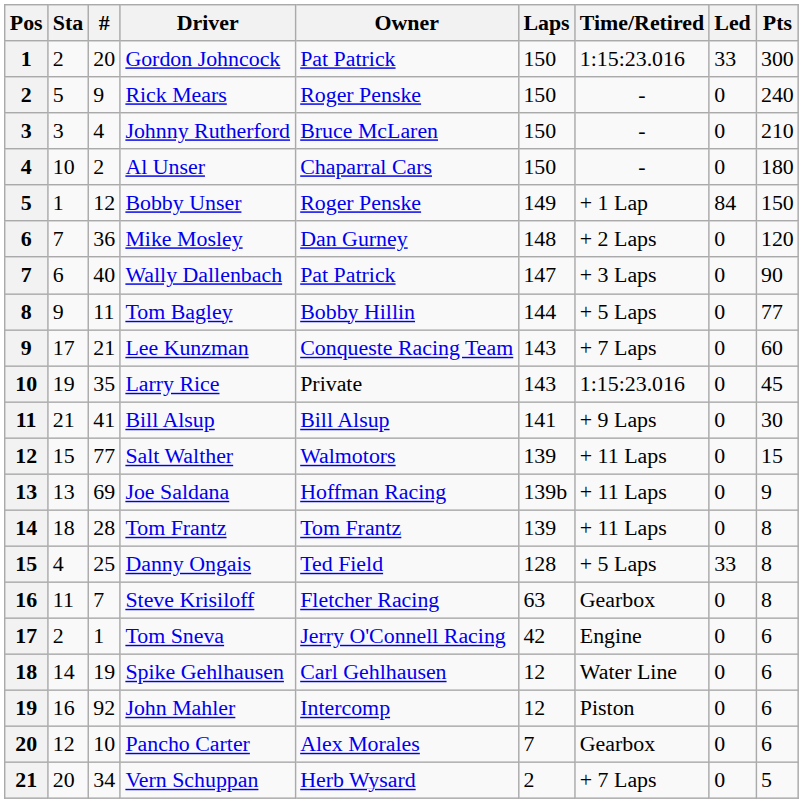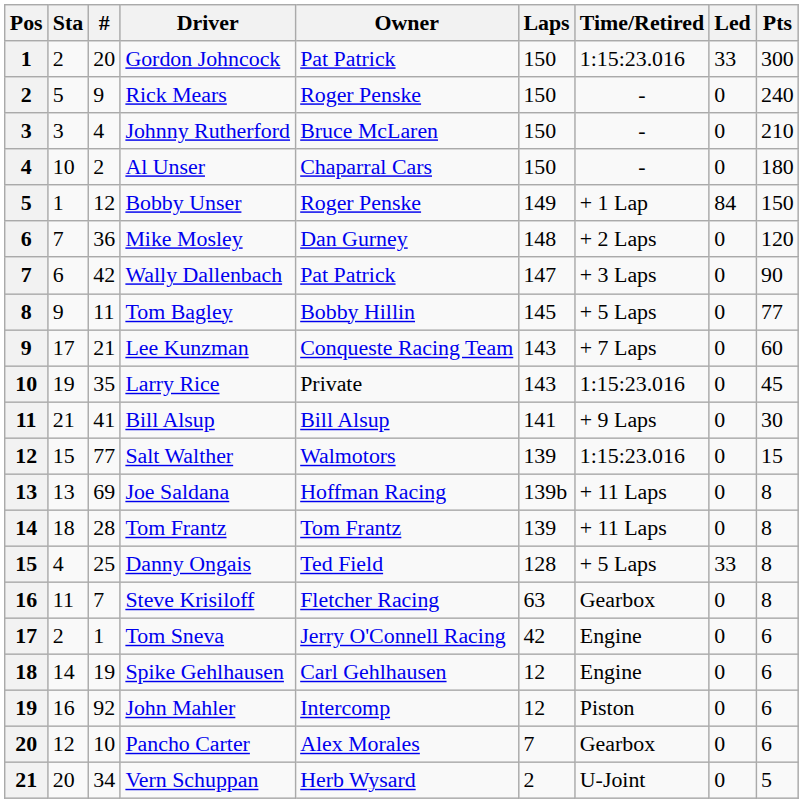(104, 275) 40 -> (104, 275) 42
(540, 311) 144 -> (540, 311) 145
(623, 455) + 11 Laps -> (632, 455) 1:15:23.016
(766, 491) 9 -> (766, 491) 8
(628, 672) Water Line -> (611, 672) Engine
(618, 780) + 7 Laps -> (613, 780) U-Joint
